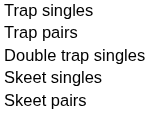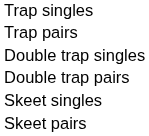+ row: (67, 78)
